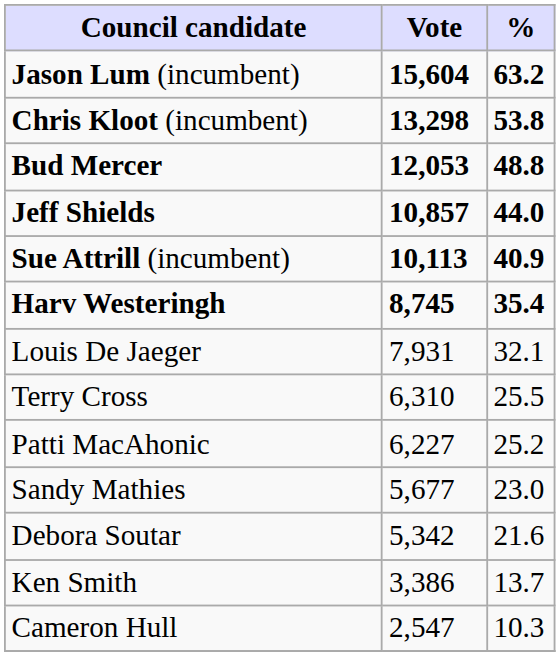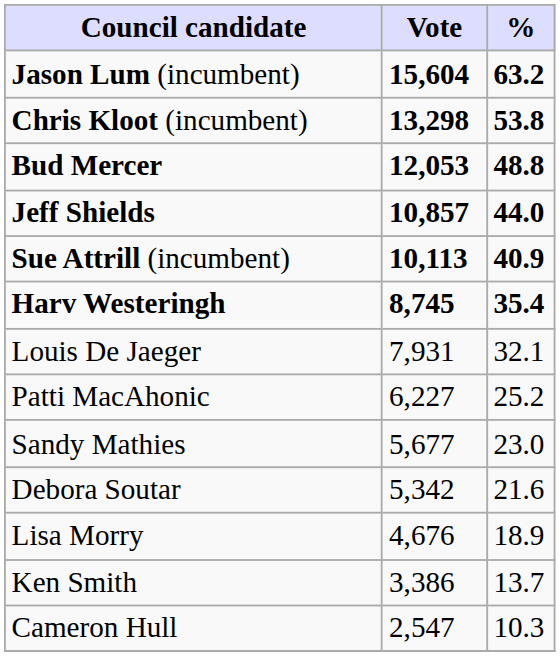- row: (80, 397)
+ row: (78, 535)
